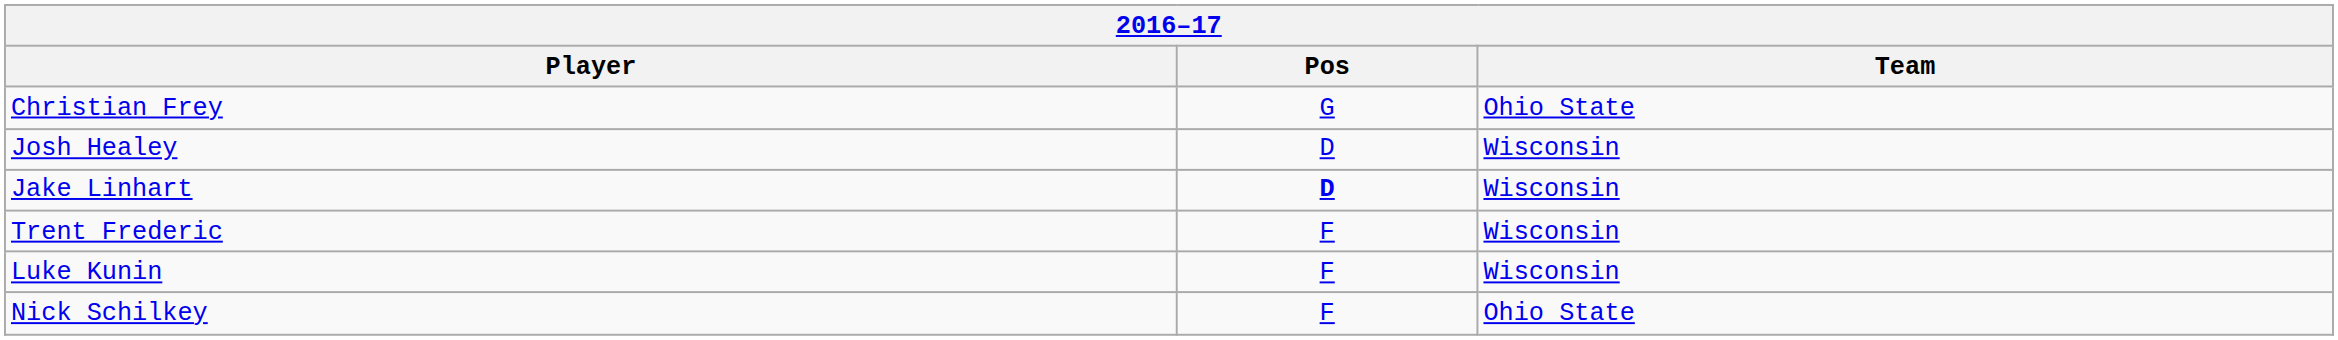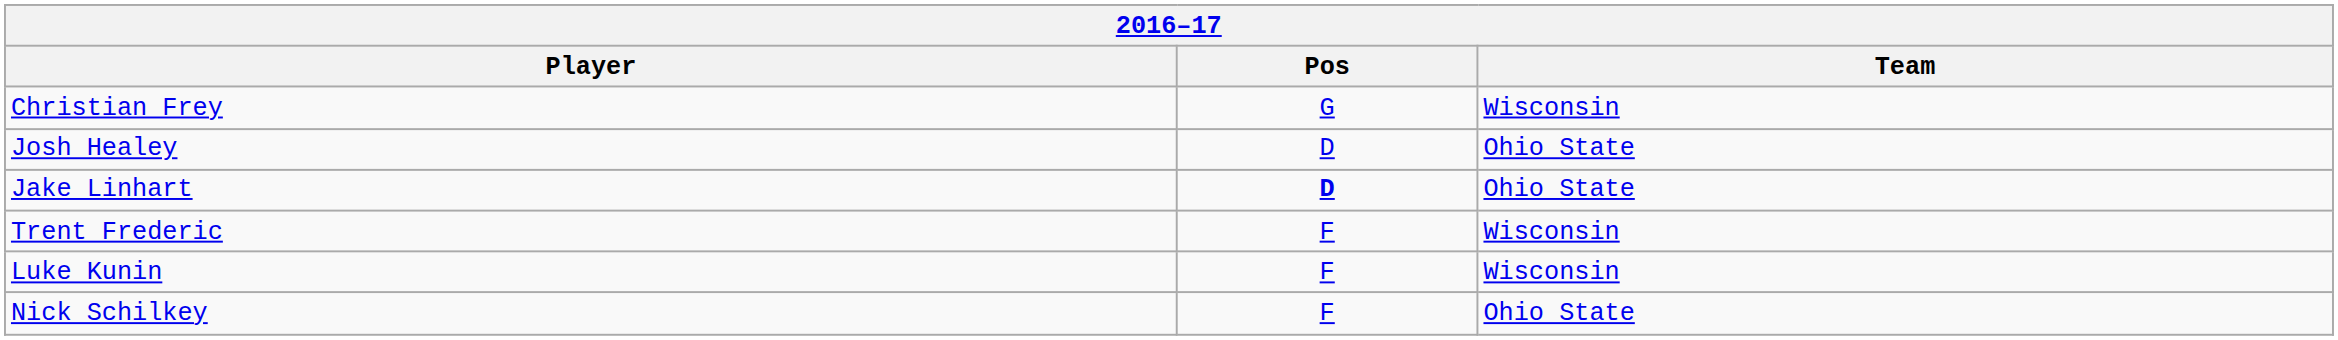(1559, 108) Ohio State -> (1552, 108) Wisconsin
(1552, 149) Wisconsin -> (1559, 149) Ohio State
(1552, 190) Wisconsin -> (1559, 190) Ohio State
